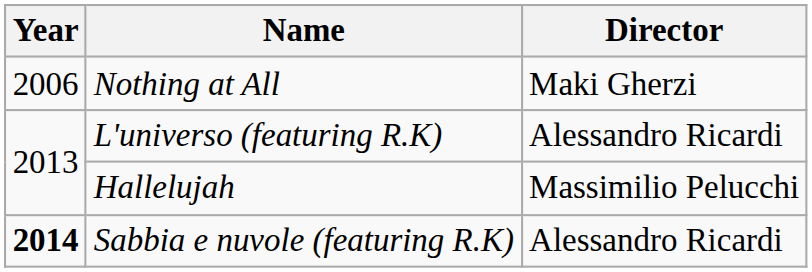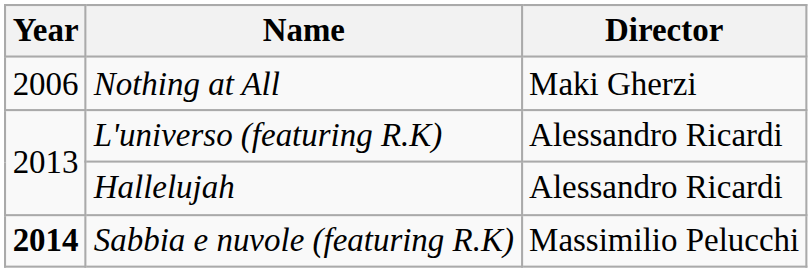(664, 187) Massimilio Pelucchi -> (656, 187) Alessandro Ricardi
(656, 239) Alessandro Ricardi -> (664, 239) Massimilio Pelucchi
